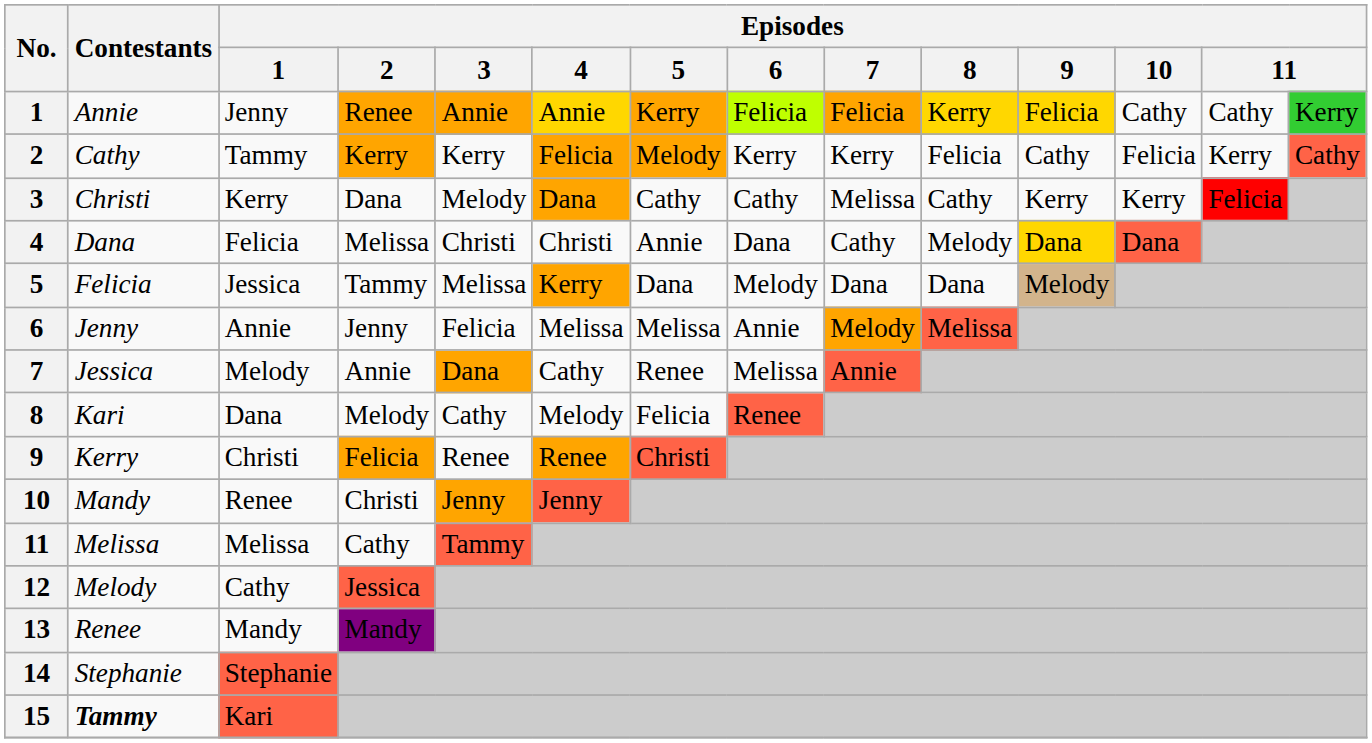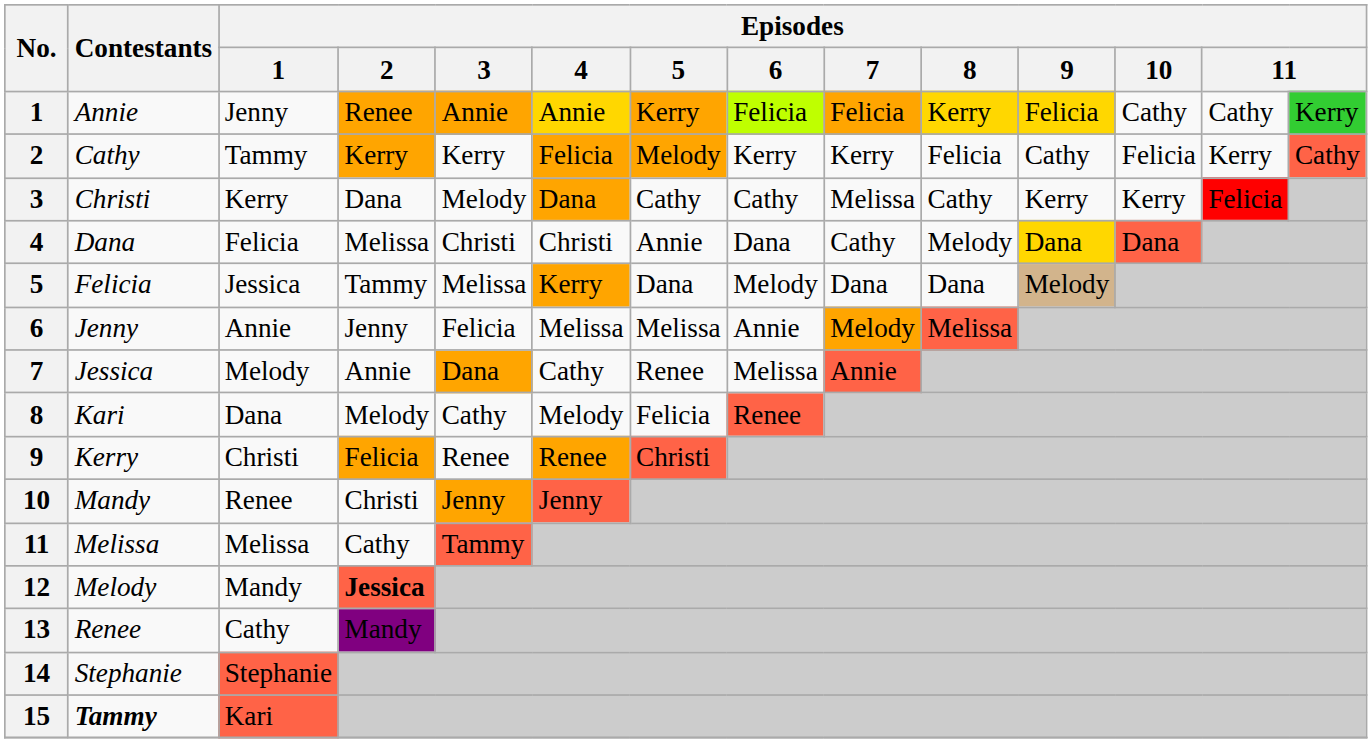(257, 586) Cathy -> (263, 586) Mandy
(382, 586) normal -> (385, 586) bold
(263, 629) Mandy -> (257, 629) Cathy
